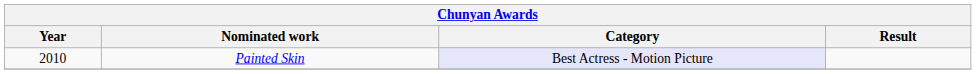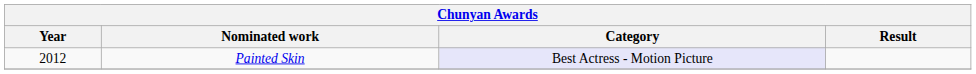(53, 58) 2010 -> (53, 58) 2012
